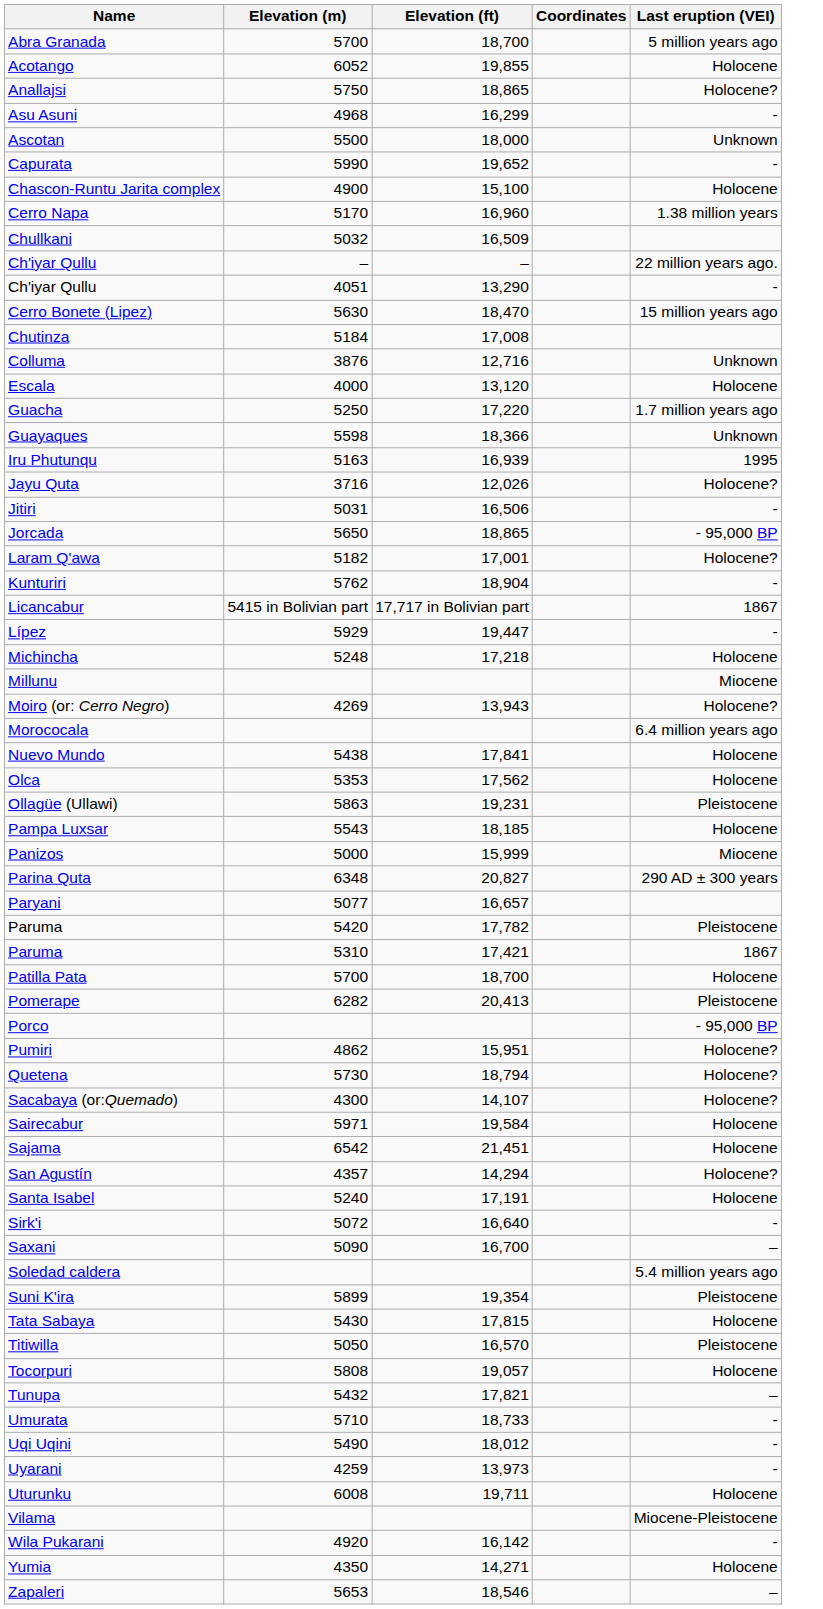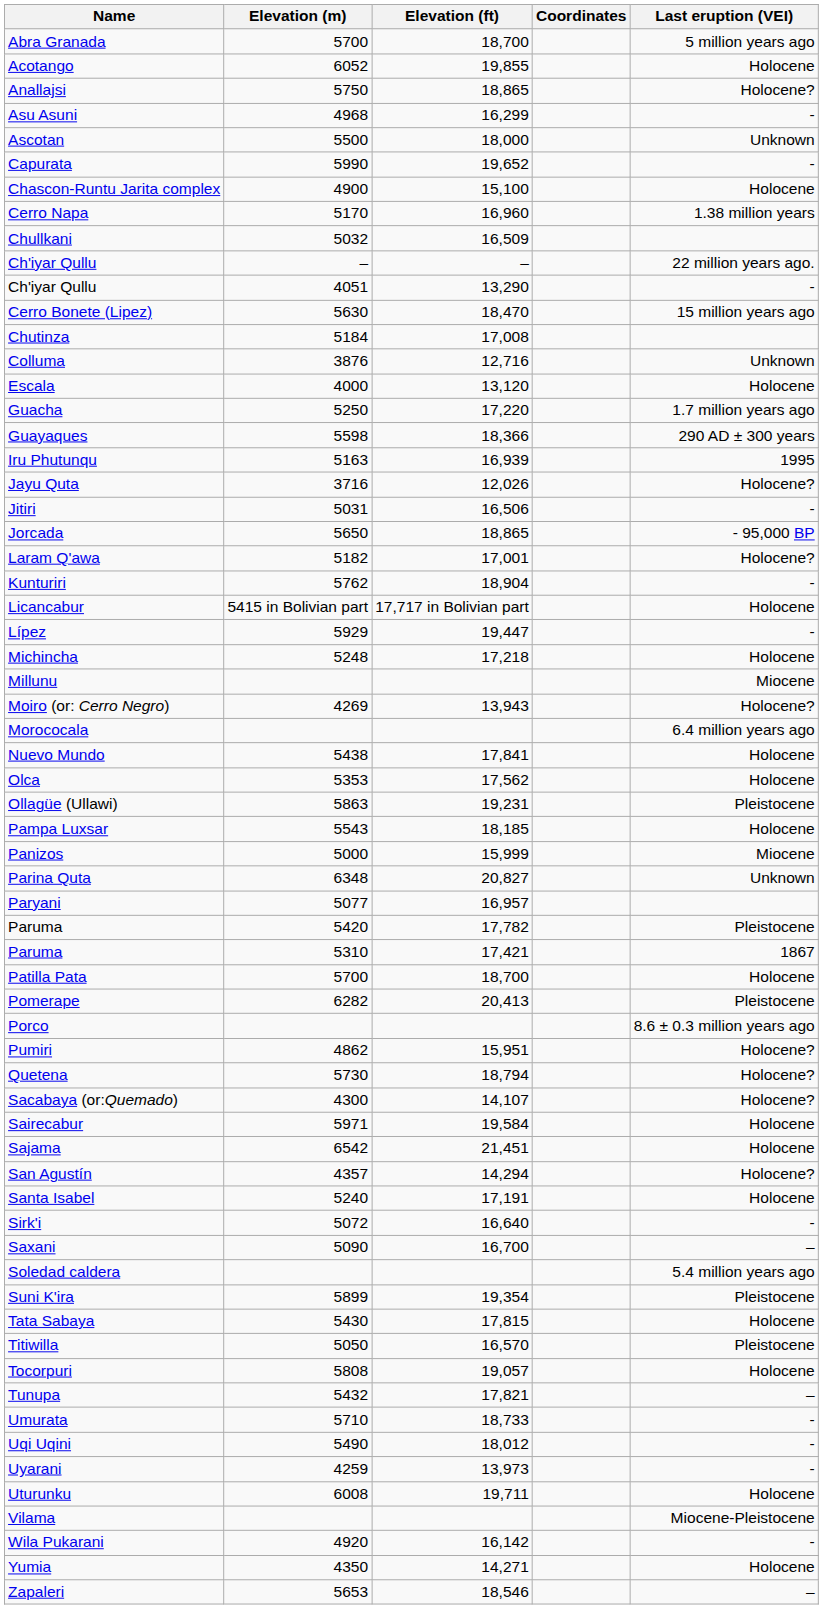(745, 435) Unknown -> (747, 435) 290 AD ± 300 years
(760, 607) 1867 -> (782, 607) Holocene
(710, 878) 290 AD ± 300 years -> (782, 878) Unknown
(505, 902) 16,657 -> (505, 902) 16,957
(737, 1025) - 95,000 BP -> (724, 1025) 8.6 ± 0.3 million years ago
